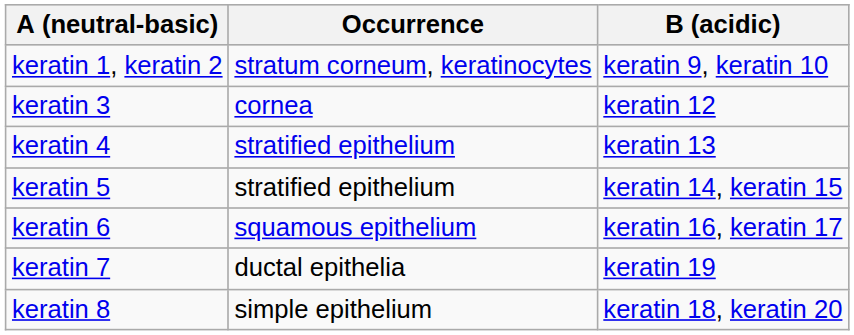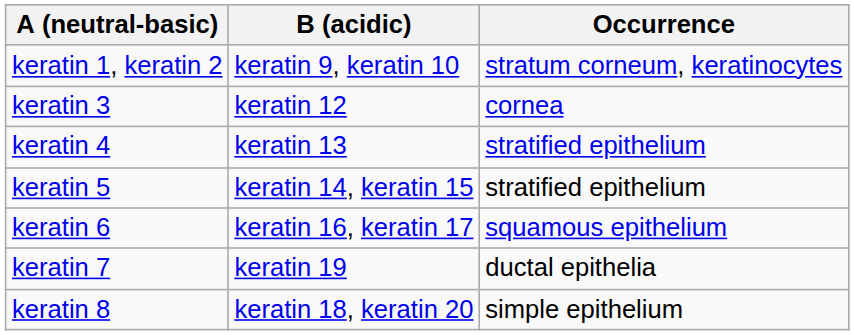columns swapped: (723, 24) <-> (413, 24)
